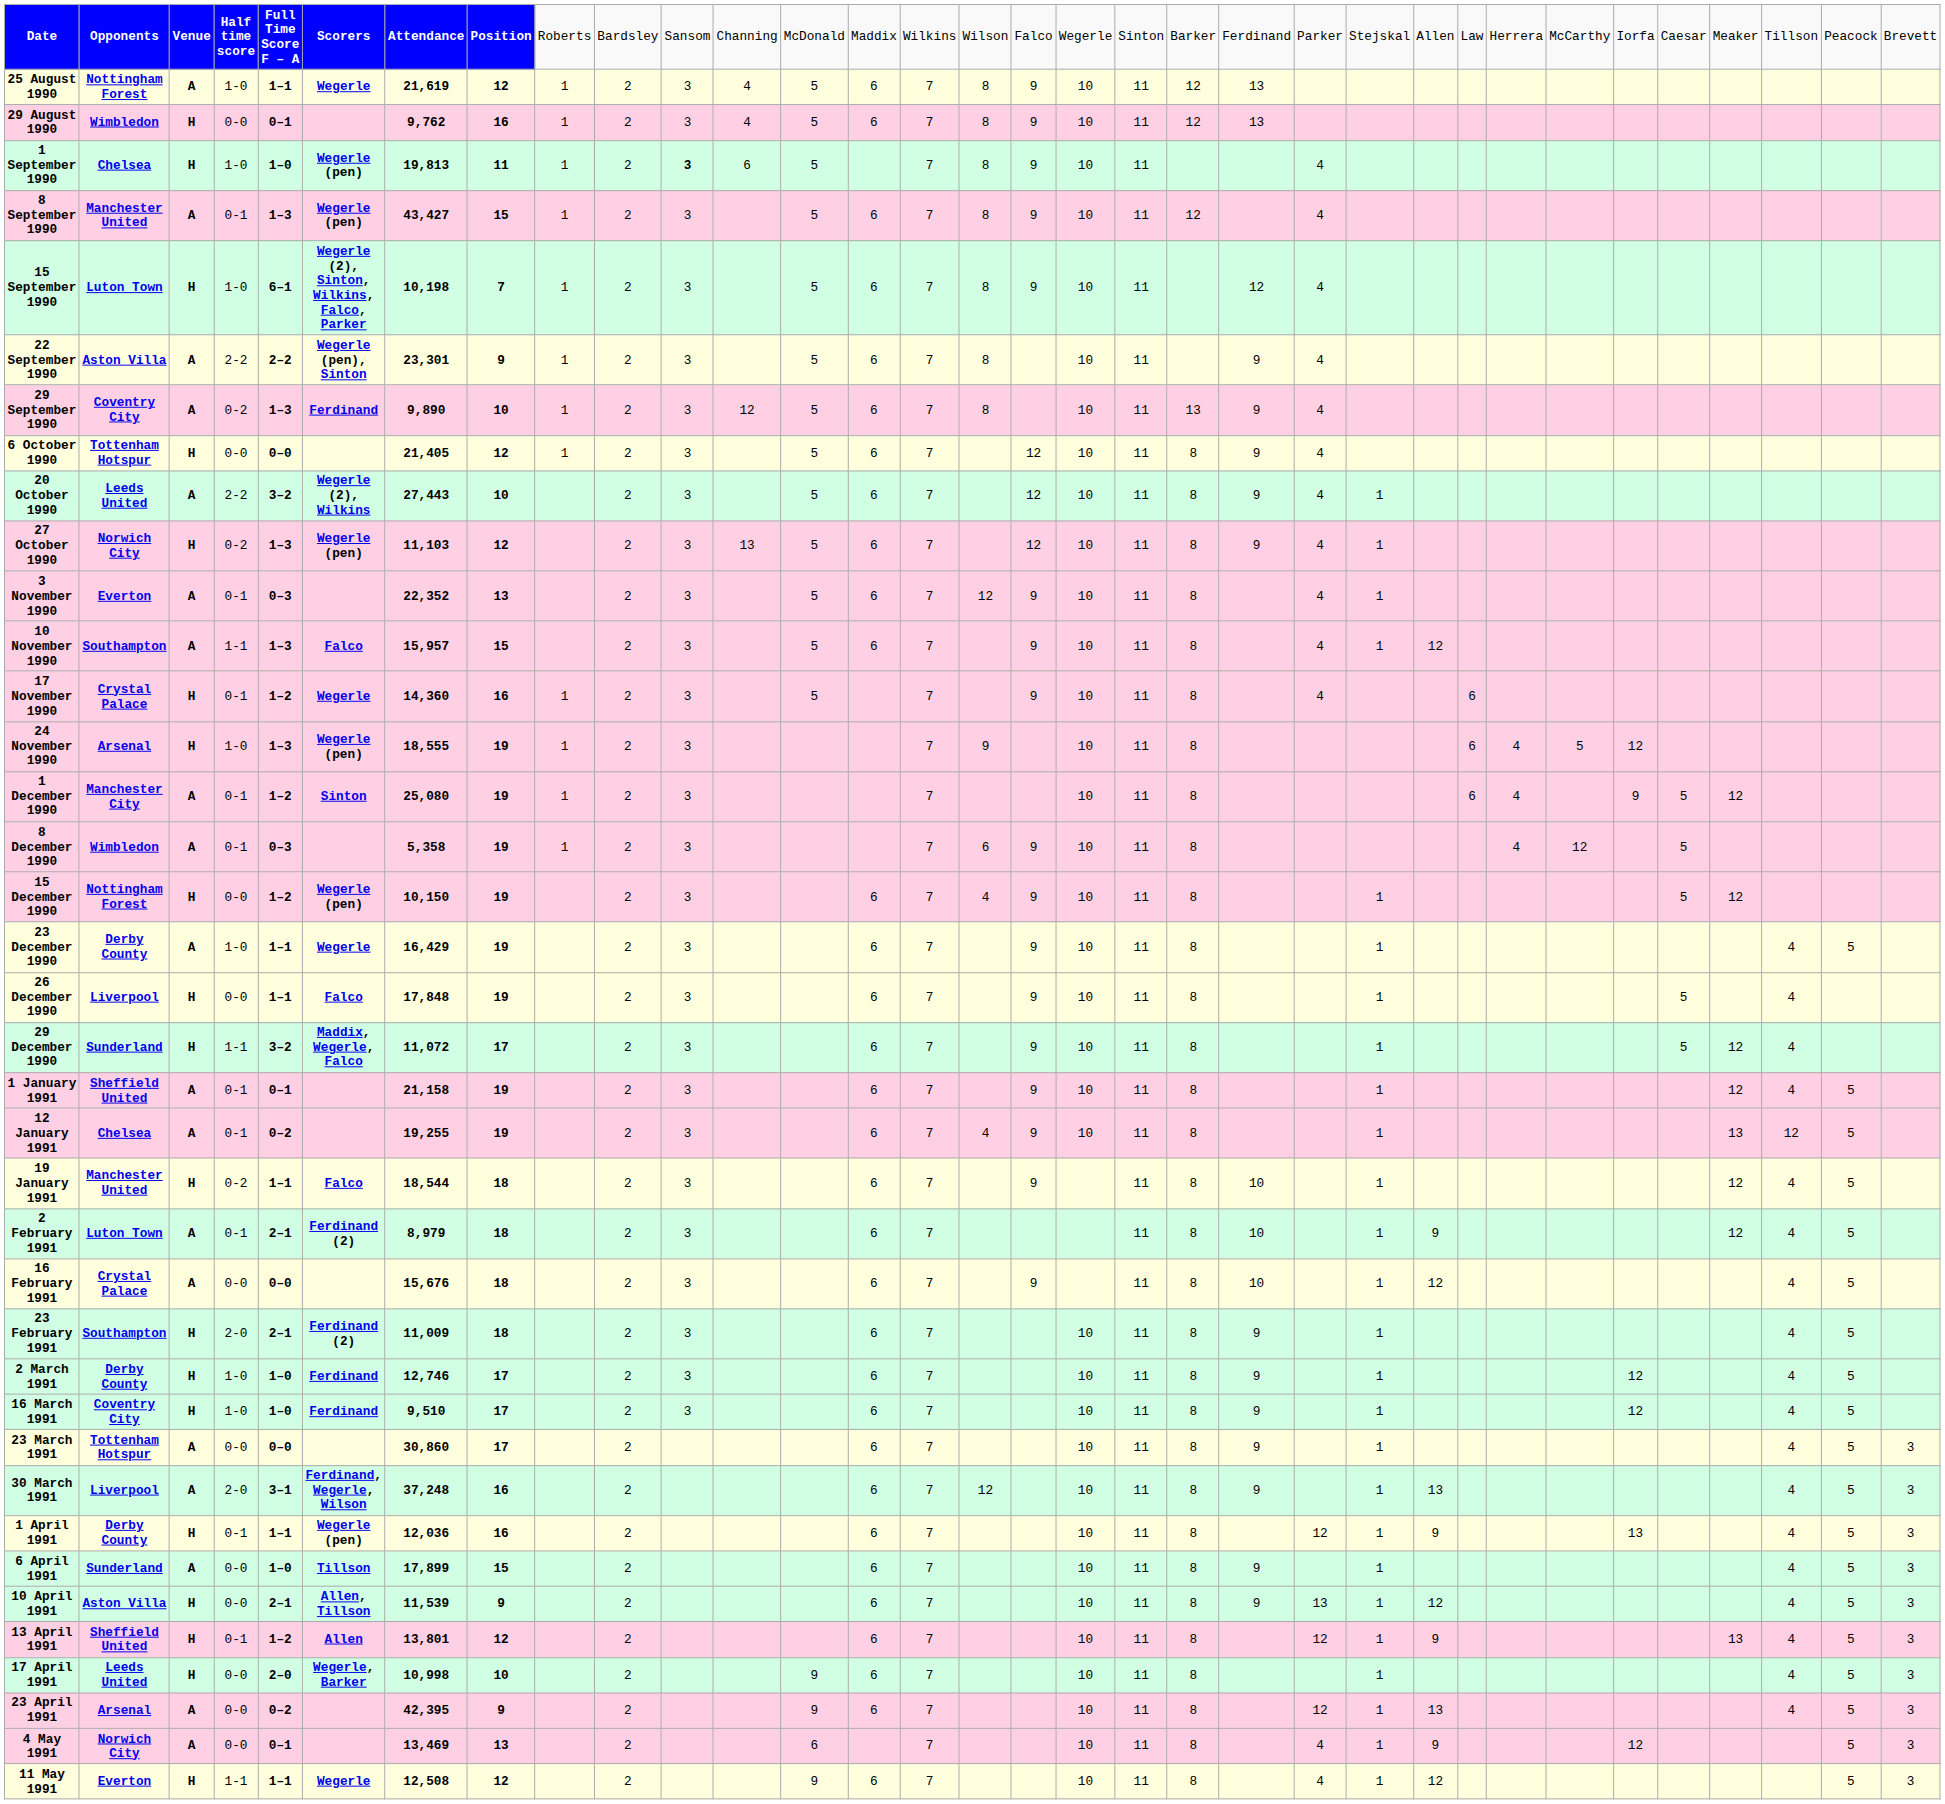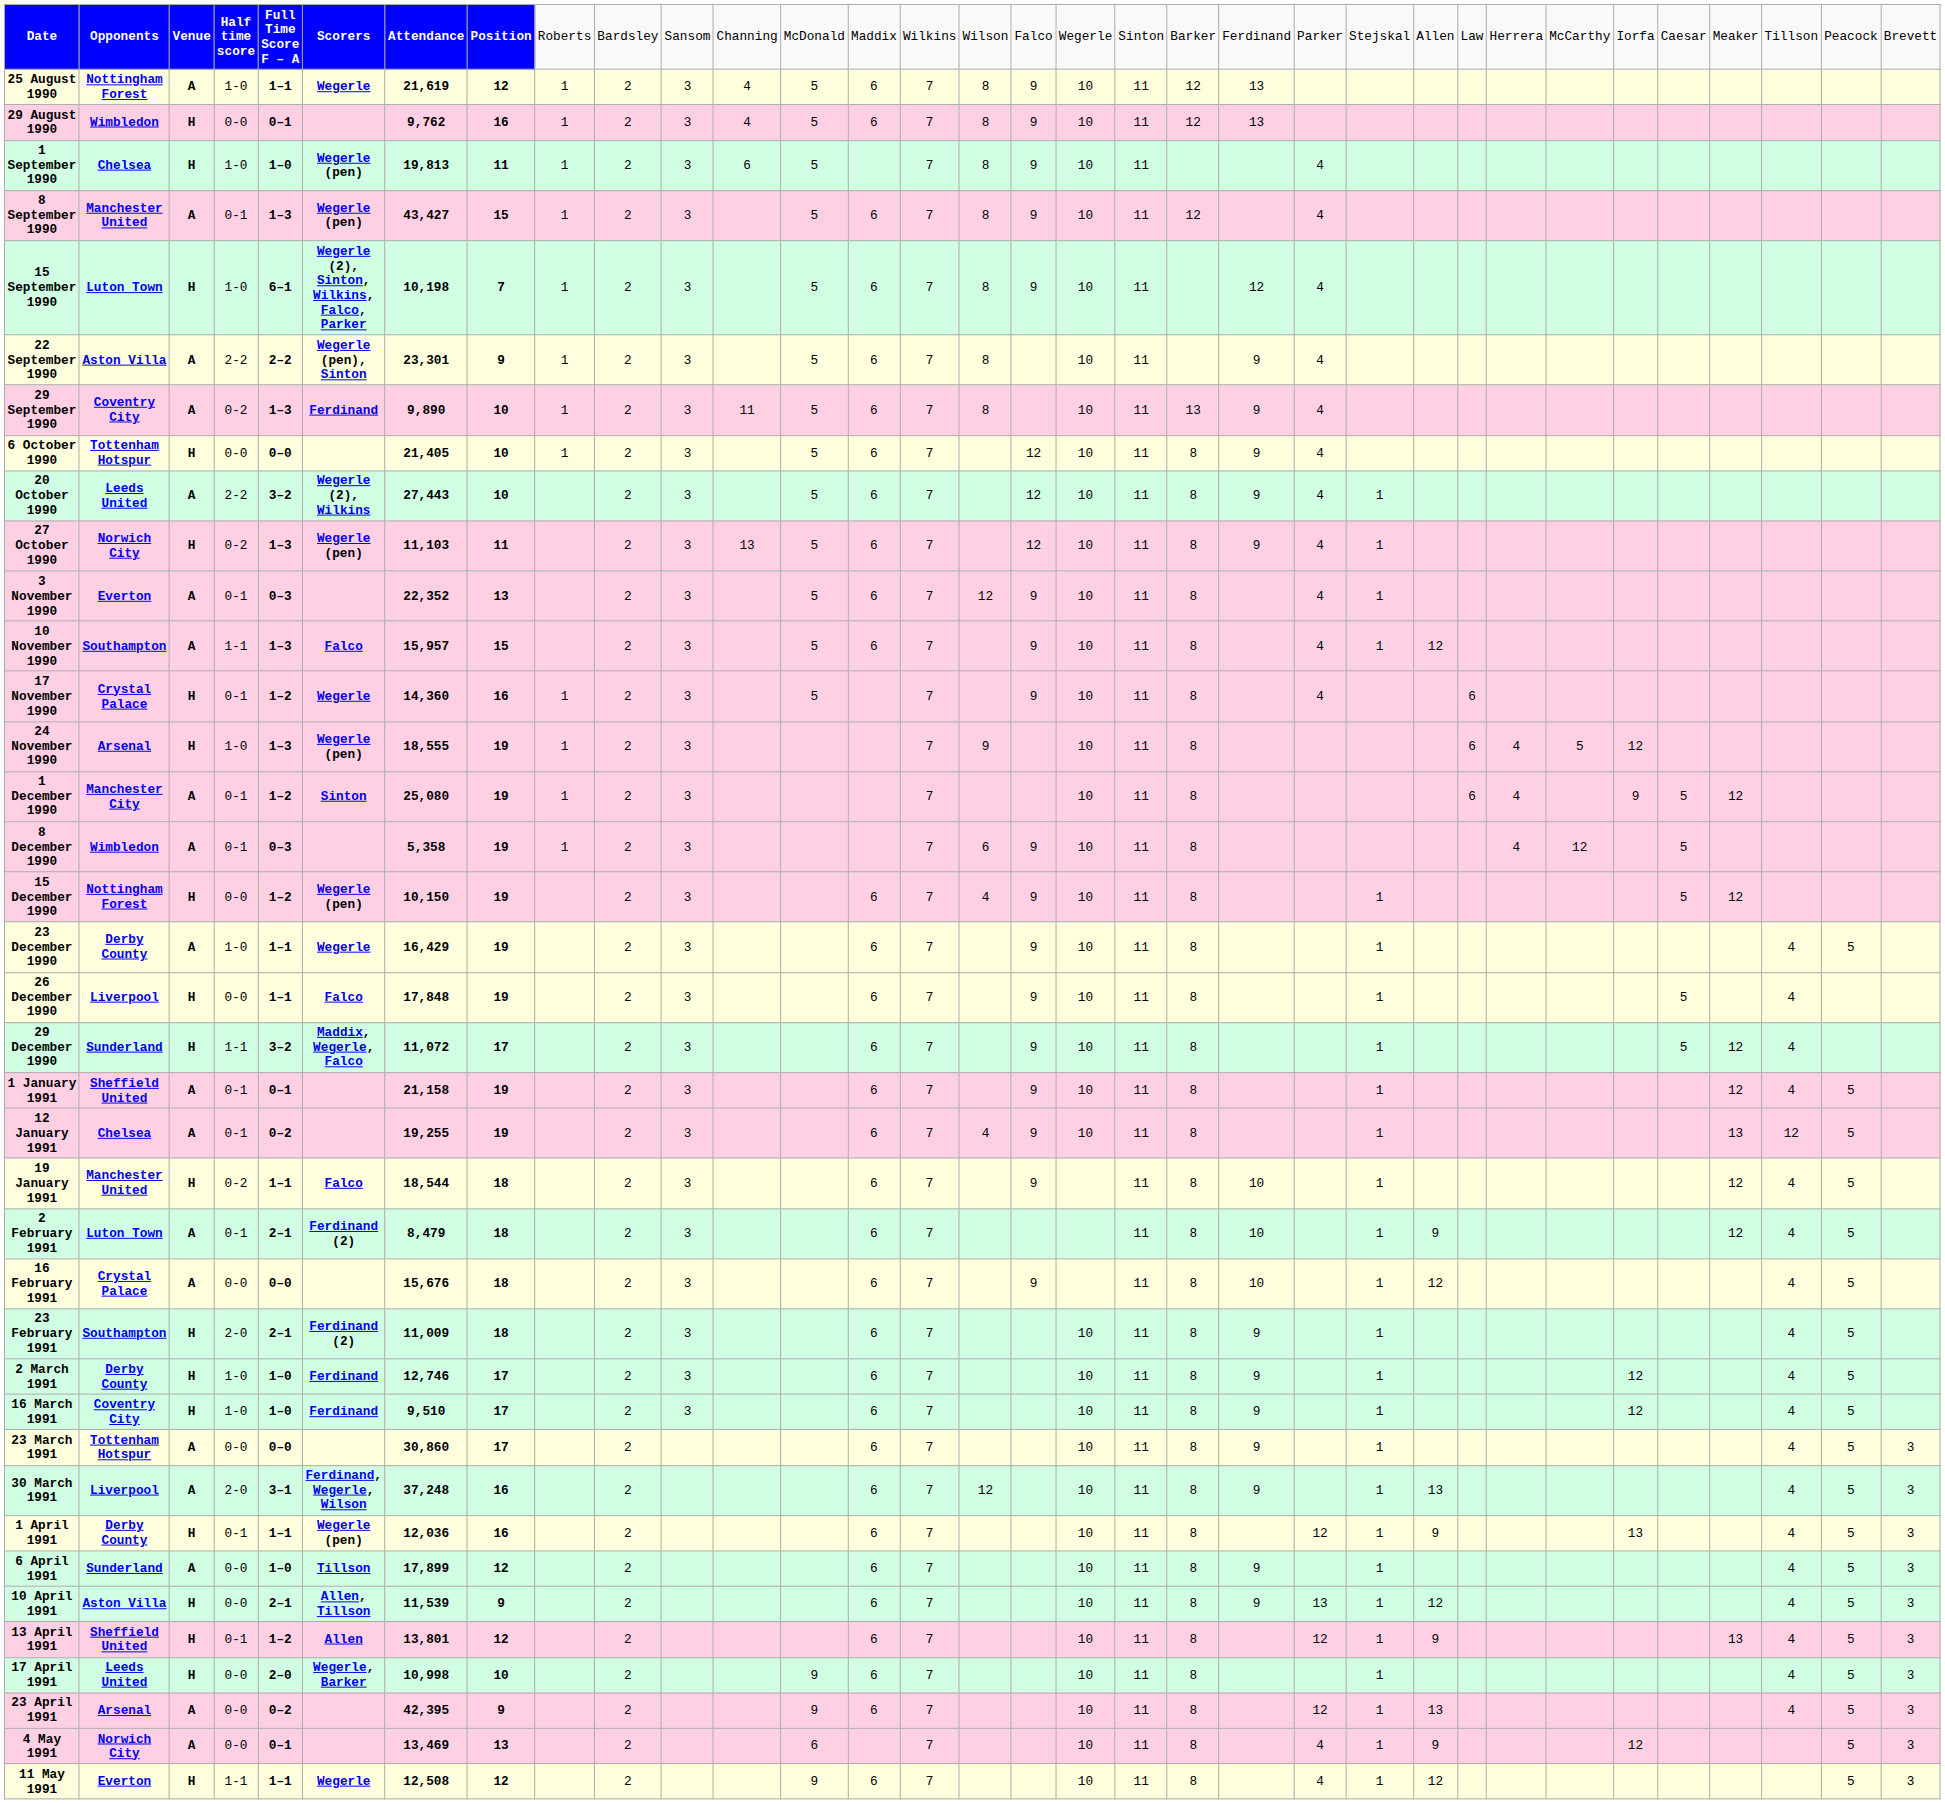(688, 165) bold -> (688, 165) normal
(747, 410) 12 -> (747, 410) 11
(501, 453) 12 -> (501, 453) 10
(501, 546) 12 -> (501, 546) 11
(426, 1234) 8,979 -> (426, 1234) 8,479
(501, 1569) 15 -> (501, 1569) 12
